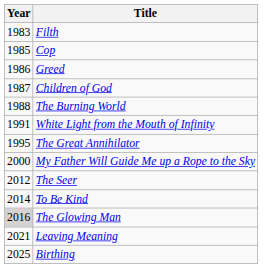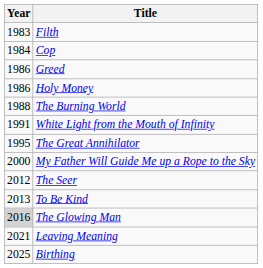(19, 50) 1985 -> (19, 50) 1984
+ row: (65, 87)
- row: (74, 87)
(19, 198) 2014 -> (19, 198) 2013
